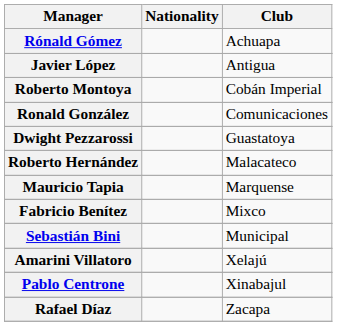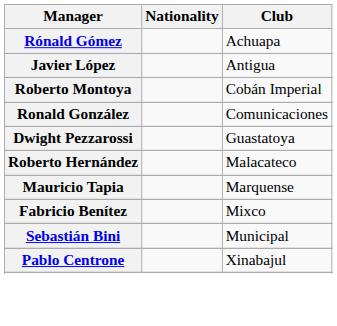- row: (73, 260)
- row: (73, 308)
